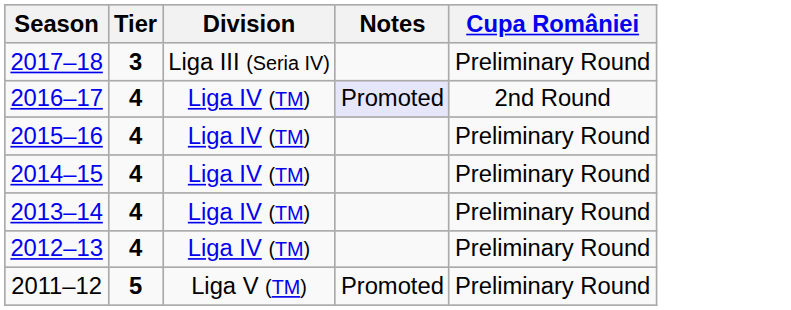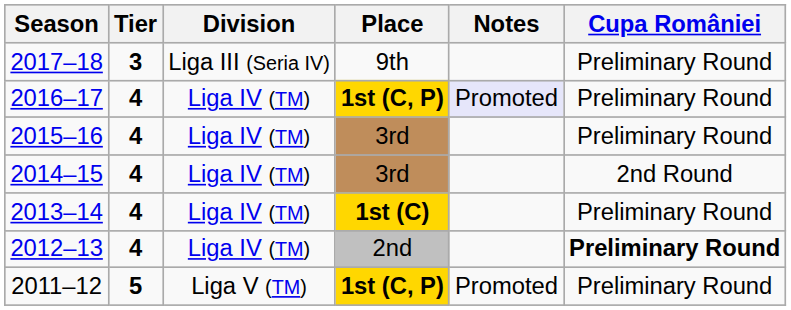+ column: (392, 24)
(553, 99) 2nd Round -> (675, 99) Preliminary Round
(553, 174) Preliminary Round -> (675, 174) 2nd Round
(553, 249) normal -> (675, 249) bold
